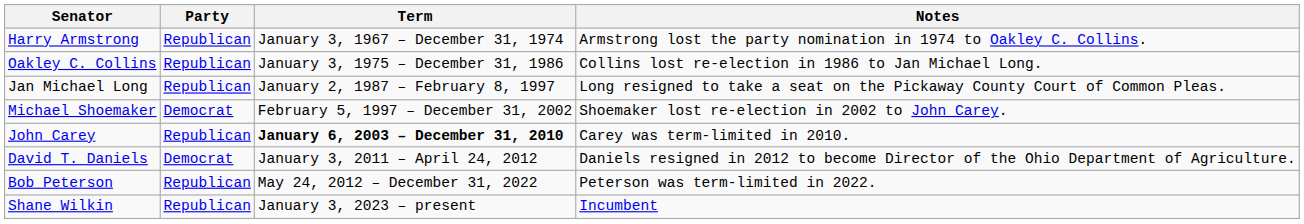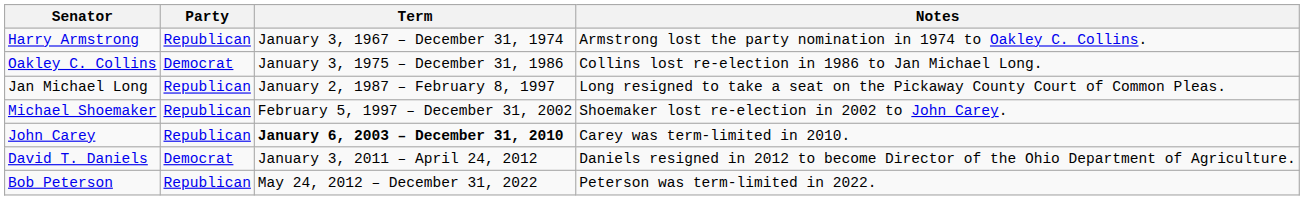(207, 64) Republican -> (198, 64) Democrat
(198, 111) Democrat -> (207, 111) Republican
- row: (60, 206)
